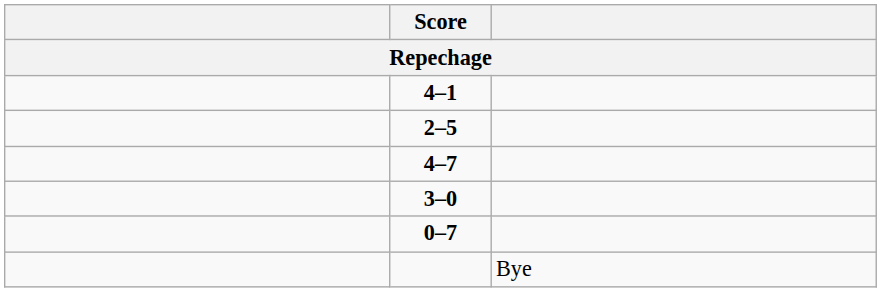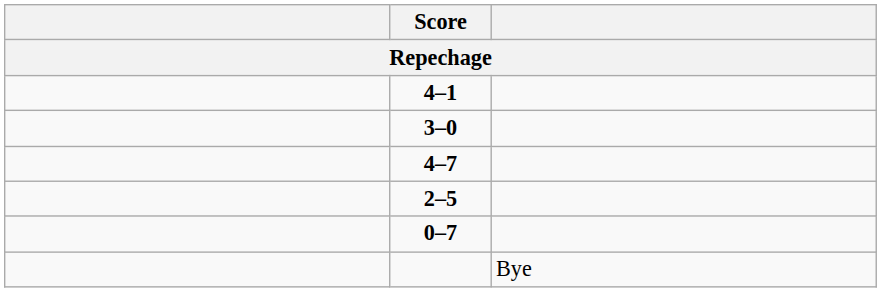rows swapped: (441, 127) <-> (441, 198)
